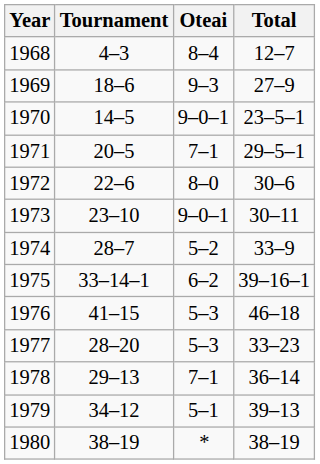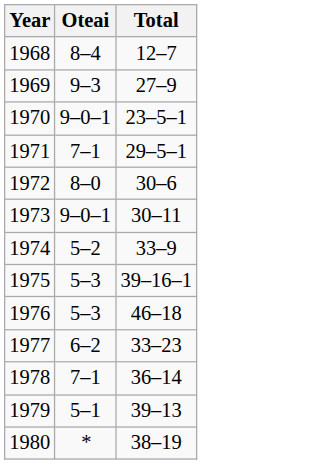- column: (114, 20)
(203, 280) 6–2 -> (85, 280) 5–3
(203, 345) 5–3 -> (85, 345) 6–2
